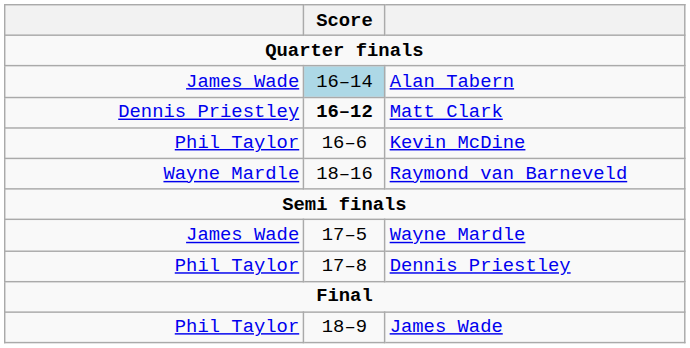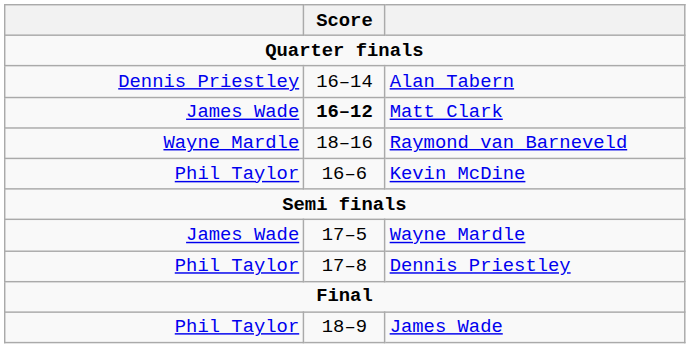(243, 82) James Wade -> (209, 82) Dennis Priestley
(344, 82) lightblue background -> (344, 82) no background
(209, 112) Dennis Priestley -> (243, 112) James Wade
rows swapped: (508, 174) <-> (458, 143)
